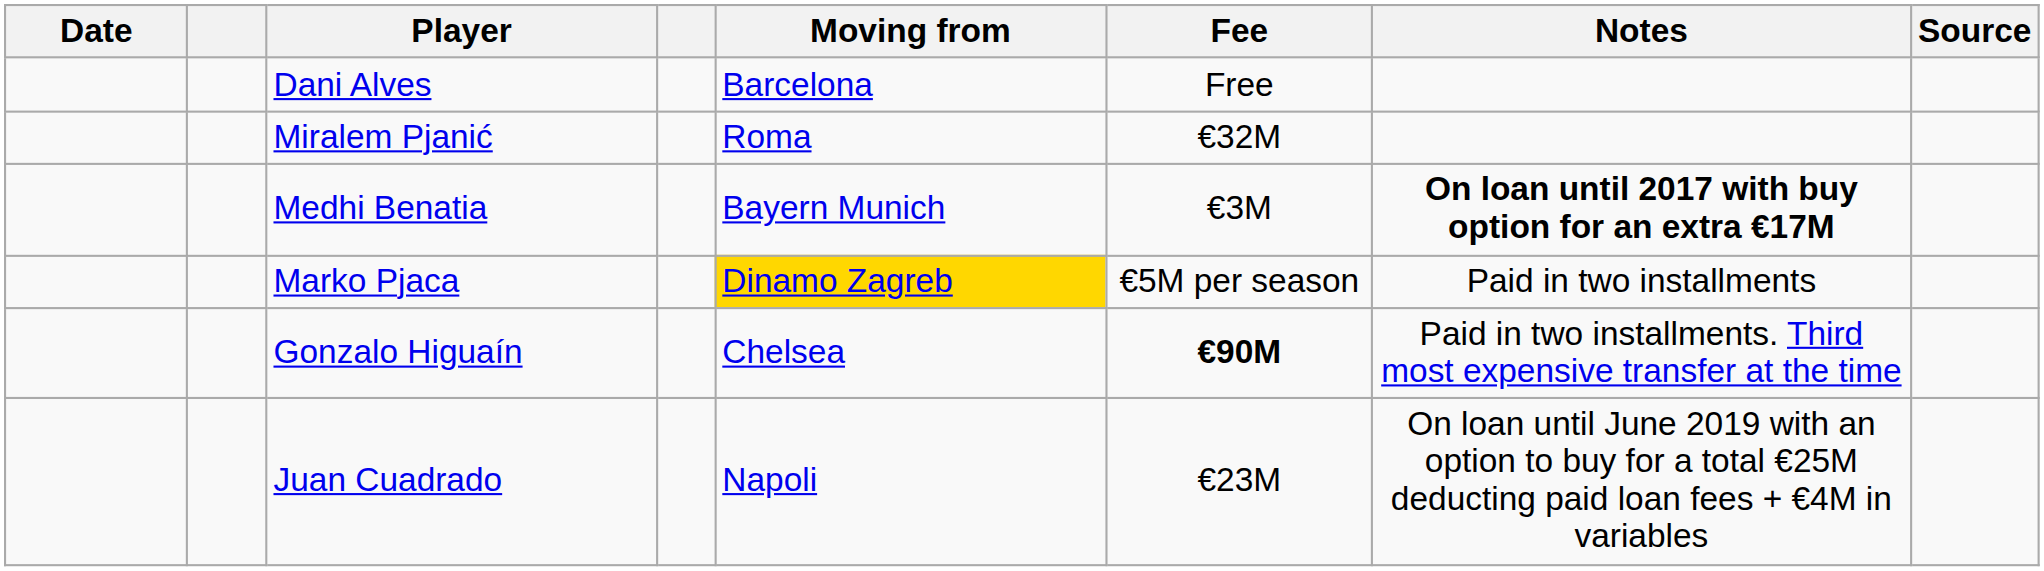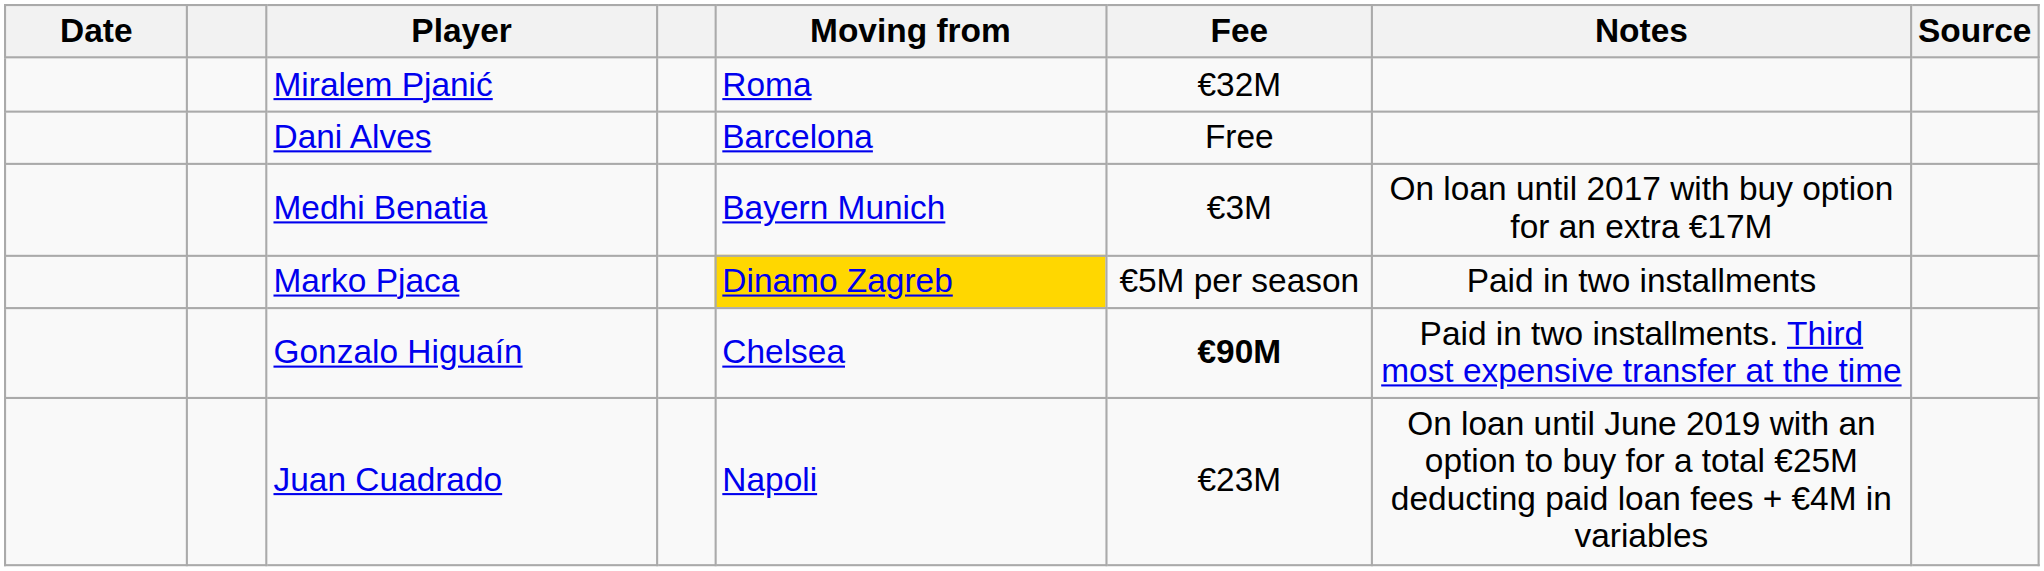rows swapped: (383, 137) <-> (352, 84)
(1641, 208) bold -> (1641, 208) normal
